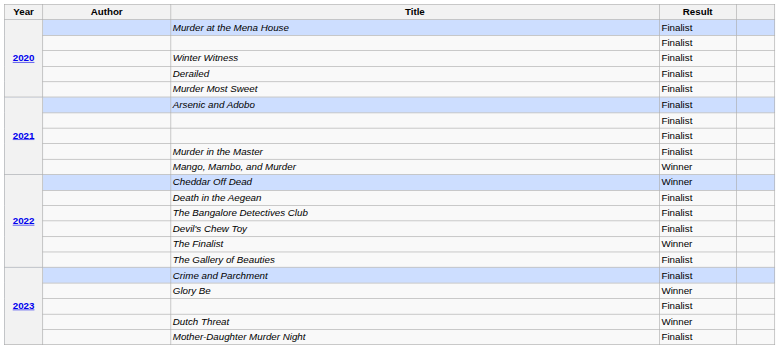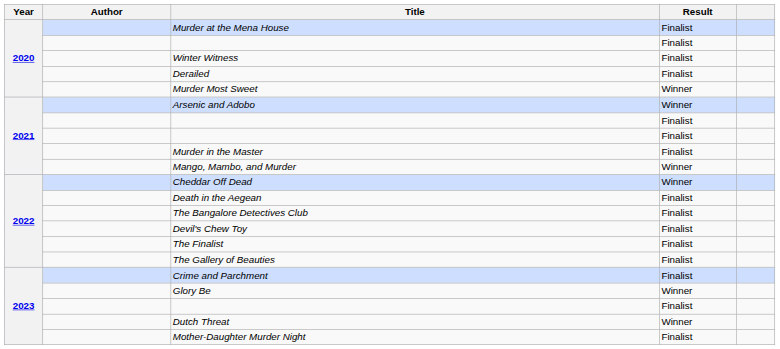(677, 89) Finalist -> (677, 89) Winner
(677, 105) Finalist -> (677, 105) Winner
(677, 244) Winner -> (677, 244) Finalist
